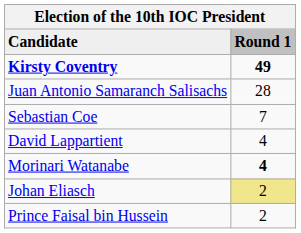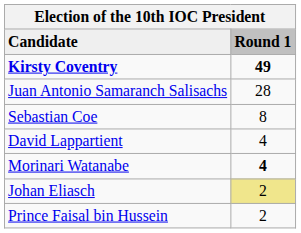(263, 116) 7 -> (263, 116) 8
